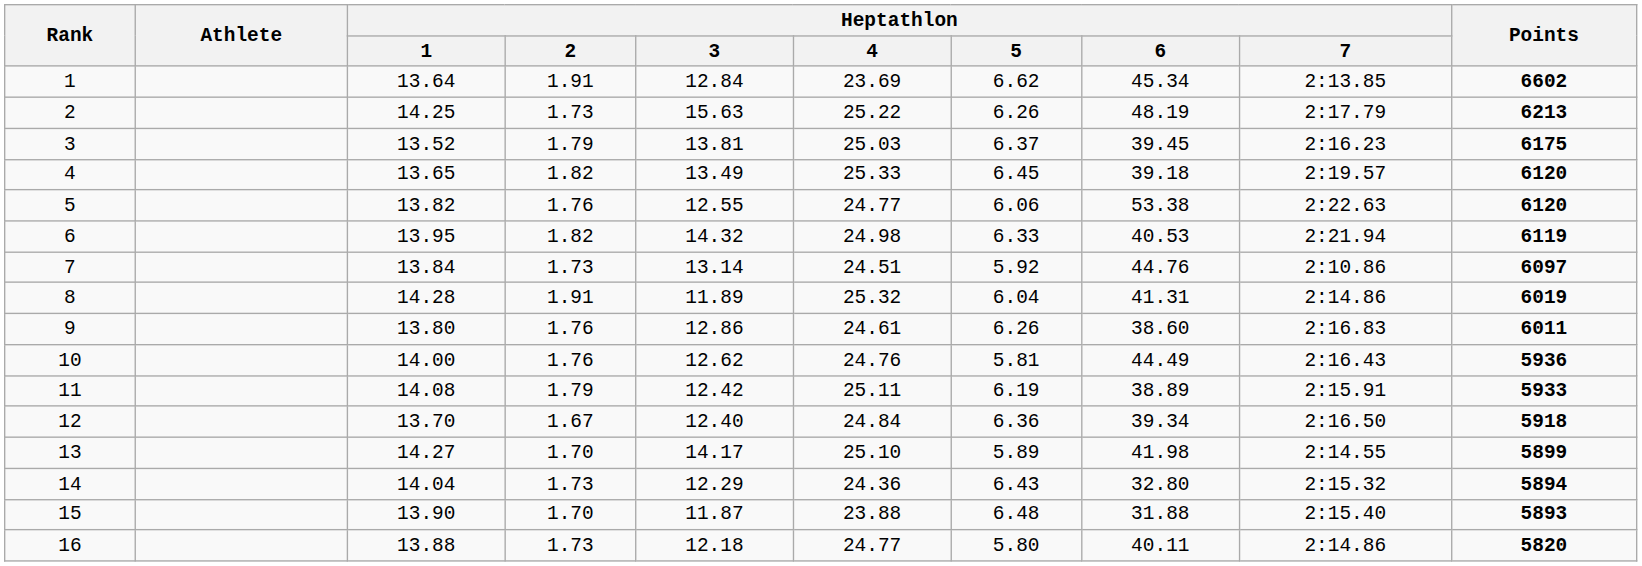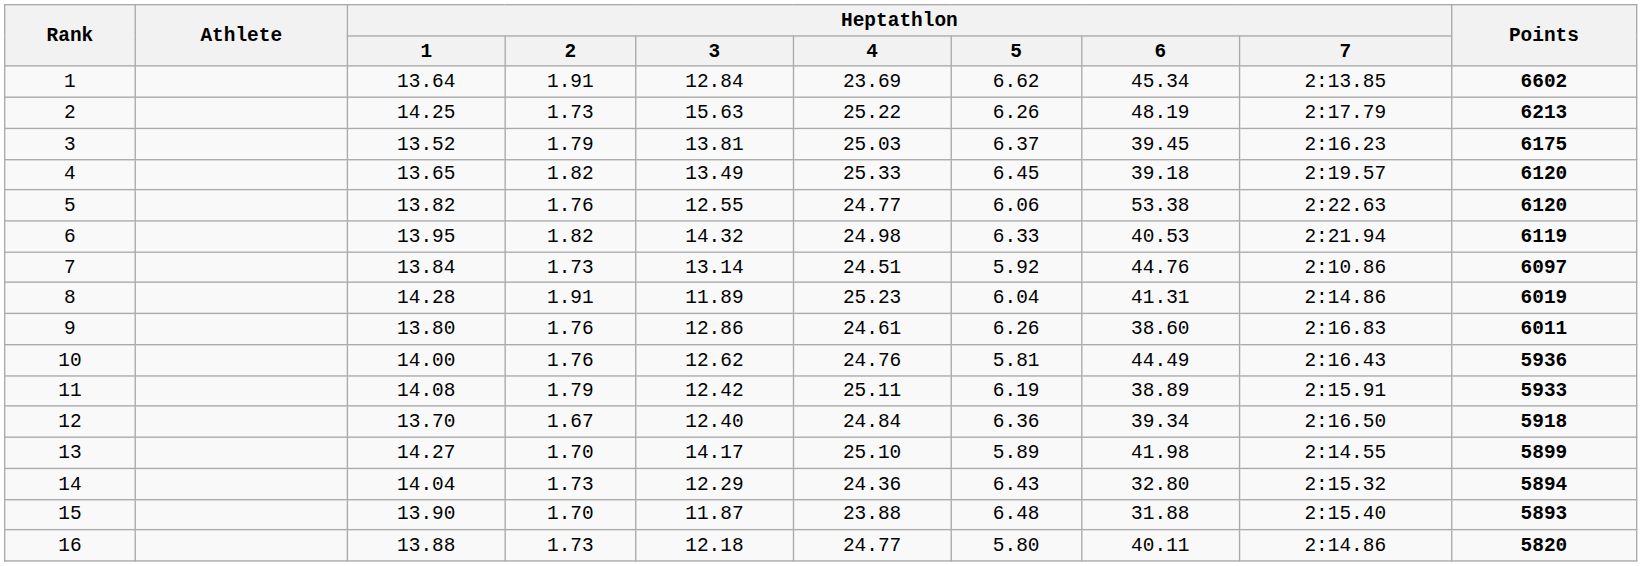(872, 299) 25.32 -> (872, 299) 25.23
